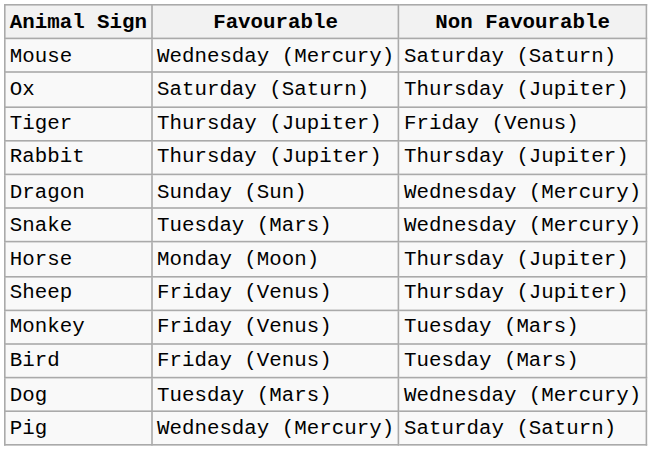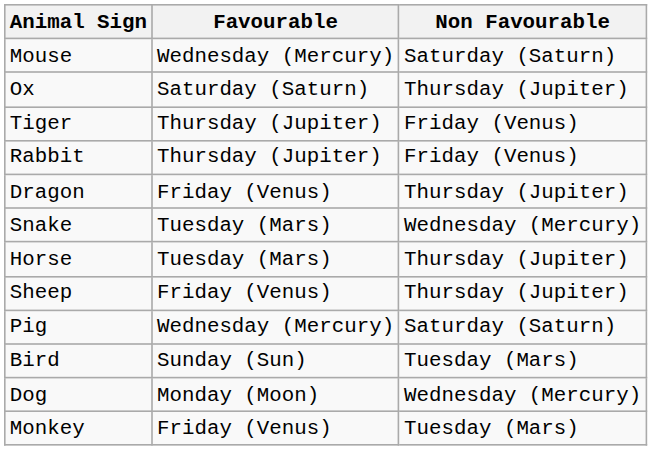(516, 157) Thursday (Jupiter) -> (491, 157) Friday (Venus)
(232, 191) Sunday (Sun) -> (244, 191) Friday (Venus)
(523, 191) Wednesday (Mercury) -> (516, 191) Thursday (Jupiter)
(238, 259) Monday (Moon) -> (244, 259) Tuesday (Mars)
rows swapped: (47, 327) <-> (28, 429)
(244, 361) Friday (Venus) -> (232, 361) Sunday (Sun)
(244, 395) Tuesday (Mars) -> (238, 395) Monday (Moon)
